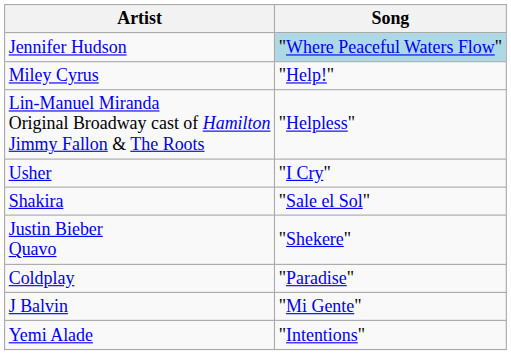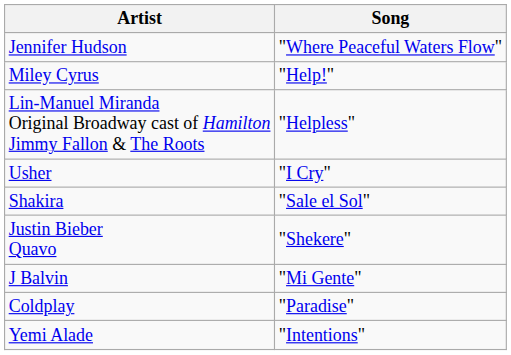(390, 47) lightblue background -> (390, 47) no background
rows swapped: (42, 278) <-> (38, 306)
